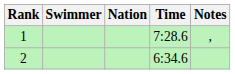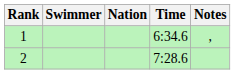(171, 36) 7:28.6 -> (171, 36) 6:34.6
(171, 58) 6:34.6 -> (171, 58) 7:28.6
